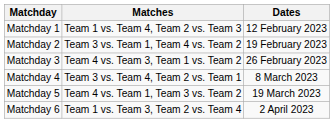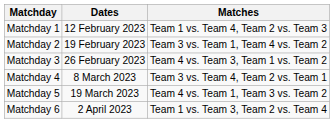columns swapped: (286, 12) <-> (153, 12)
